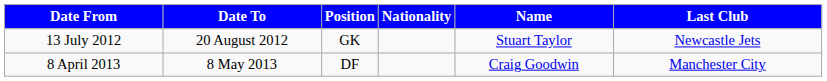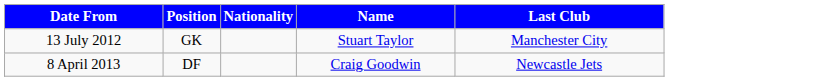- column: (242, 16)
(717, 40) Newcastle Jets -> (559, 40) Manchester City
(717, 64) Manchester City -> (559, 64) Newcastle Jets
